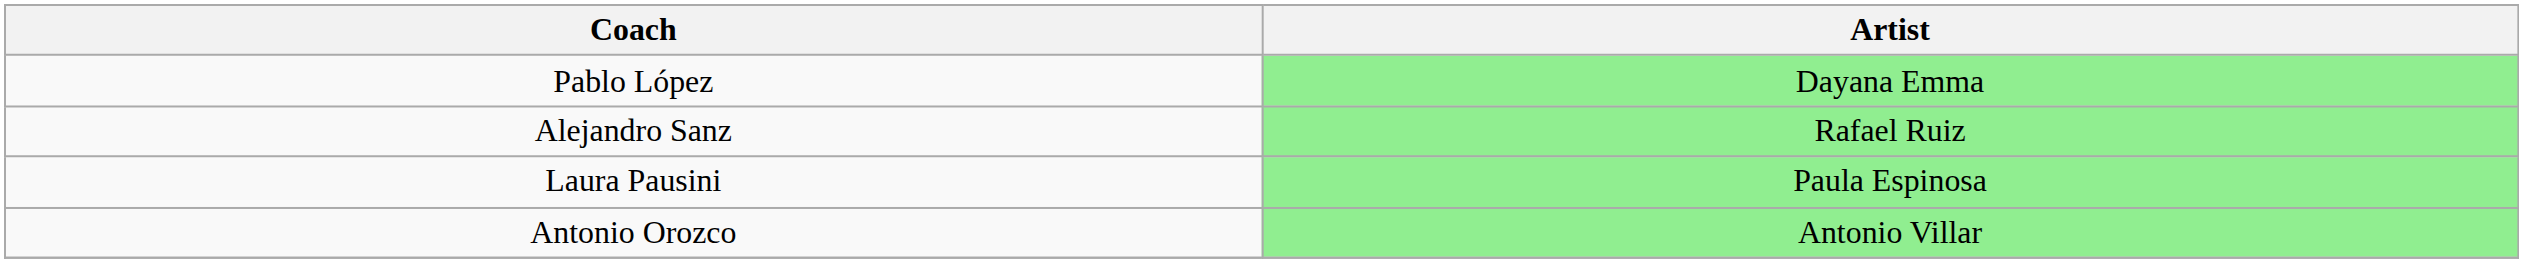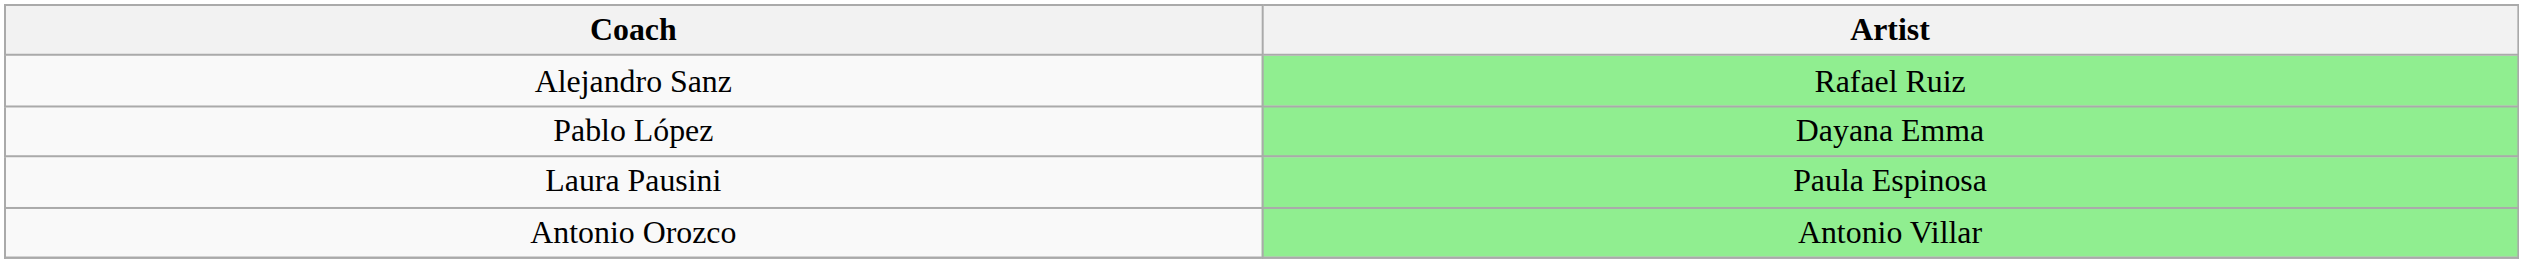rows swapped: (633, 130) <-> (633, 80)
